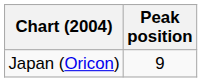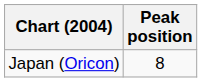(160, 63) 9 -> (160, 63) 8
